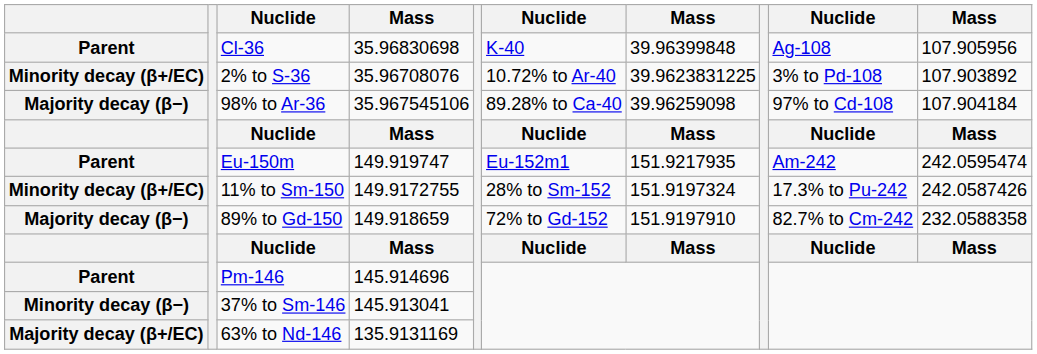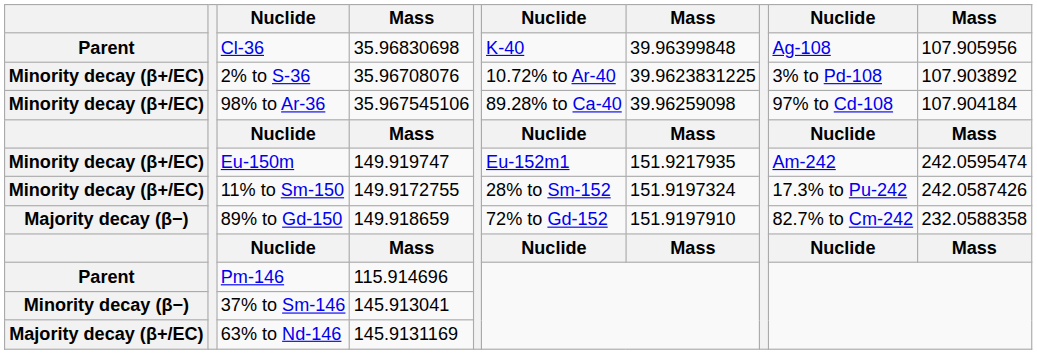(106, 104) Majority decay (β−) -> (106, 104) Minority decay (β+/EC)
(106, 162) Parent -> (106, 162) Minority decay (β+/EC)
(402, 276) 145.914696 -> (401, 276) 115.914696
(406, 334) 135.9131169 -> (406, 334) 145.9131169
